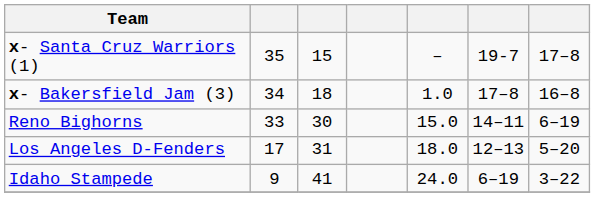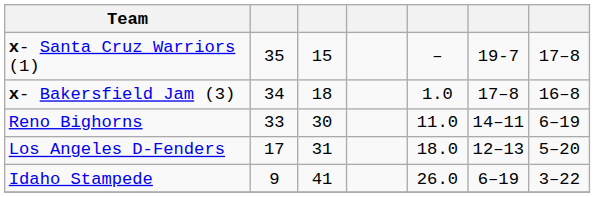(437, 122) 15.0 -> (437, 122) 11.0
(437, 178) 24.0 -> (437, 178) 26.0
